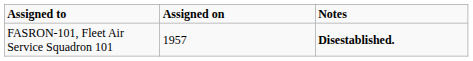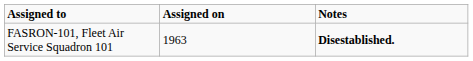(175, 39) 1957 -> (175, 39) 1963
